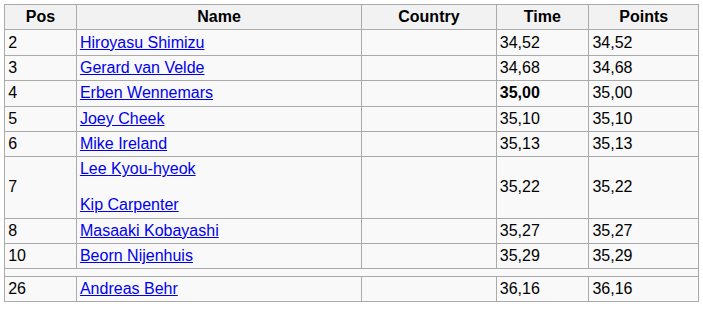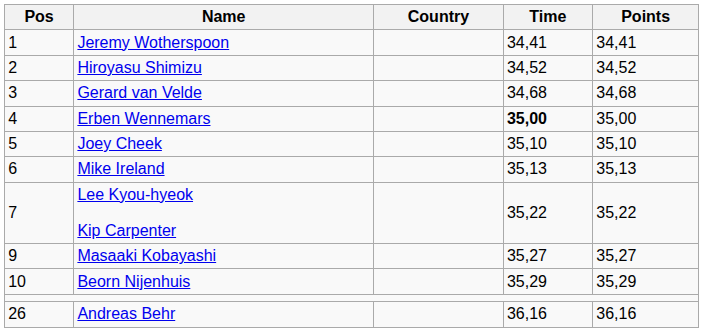+ row: (153, 42)
(13, 230) 8 -> (13, 256) 9
